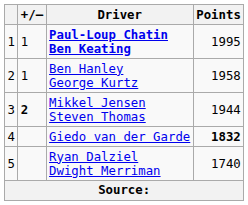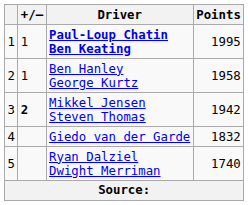(226, 110) 1944 -> (226, 110) 1942
(226, 137) bold -> (226, 137) normal
